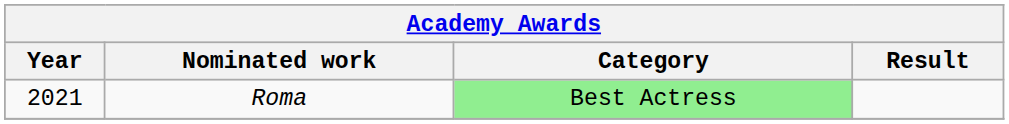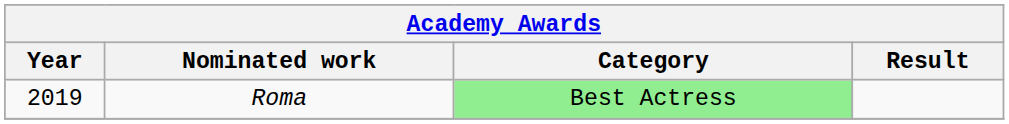(55, 99) 2021 -> (55, 99) 2019
